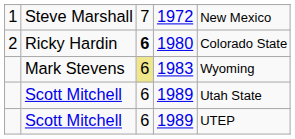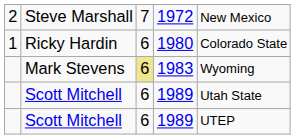(13, 17) 1 -> (13, 17) 2
(13, 43) 2 -> (13, 43) 1
(145, 43) bold -> (145, 43) normal
